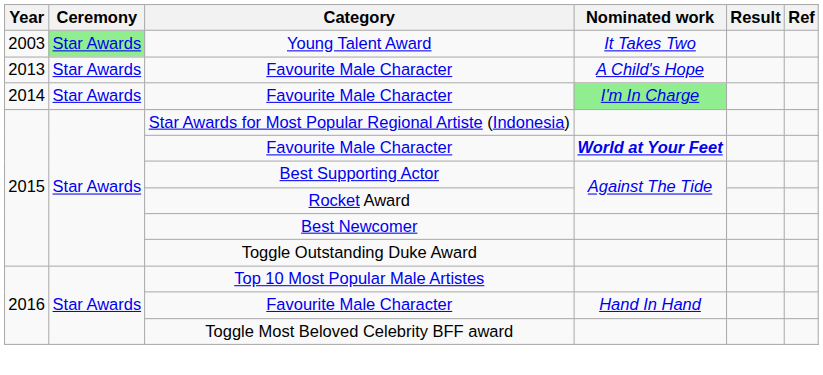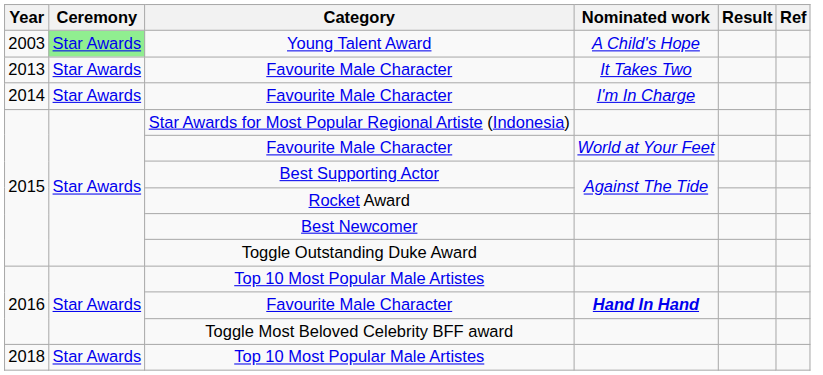(650, 43) It Takes Two -> (646, 43) A Child's Hope
(650, 69) A Child's Hope -> (646, 69) It Takes Two
(650, 95) lightgreen background -> (646, 95) no background
(650, 148) bold -> (646, 148) normal
(650, 305) normal -> (646, 305) bold
+ row: (27, 357)
